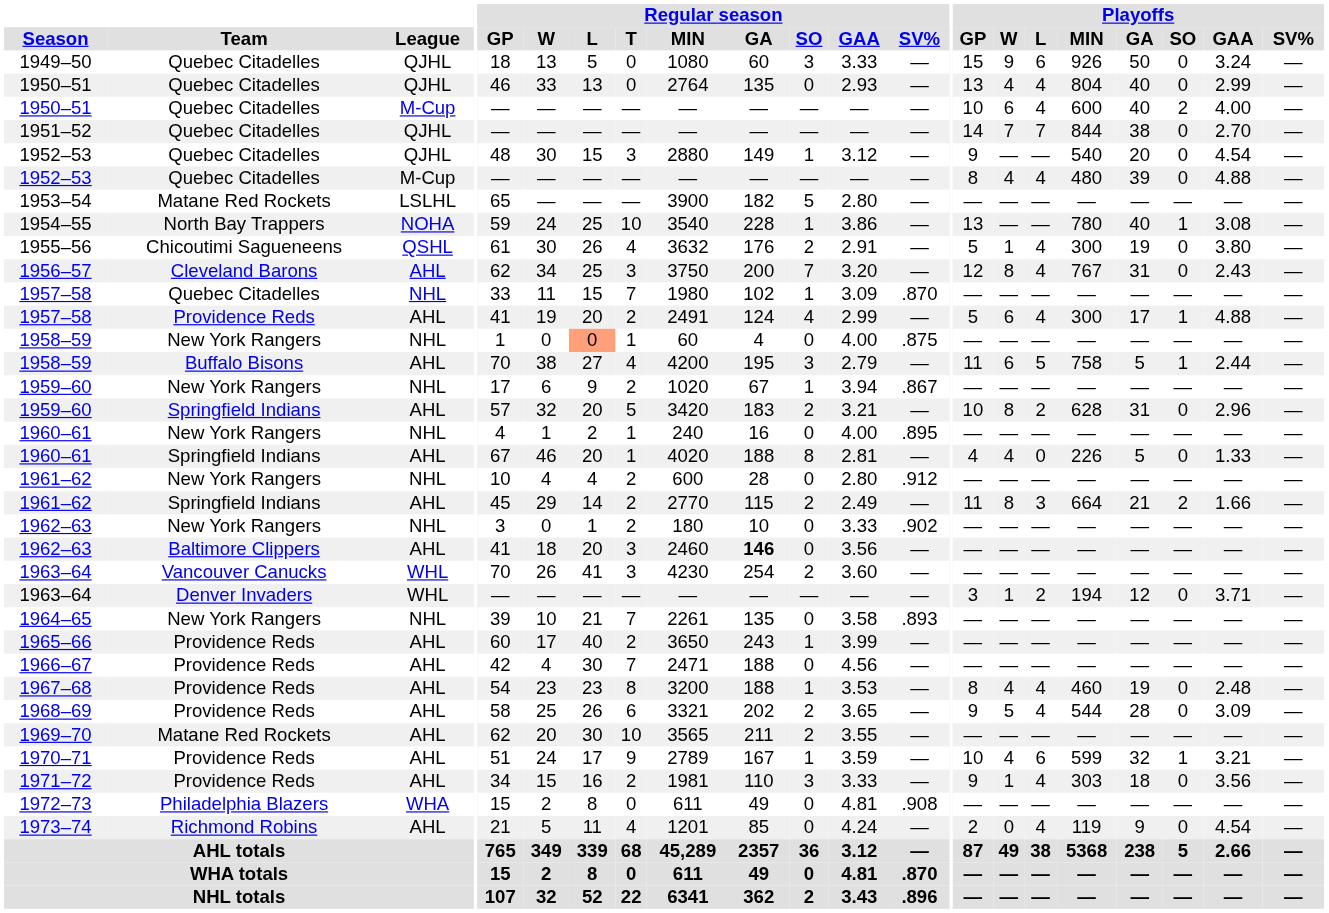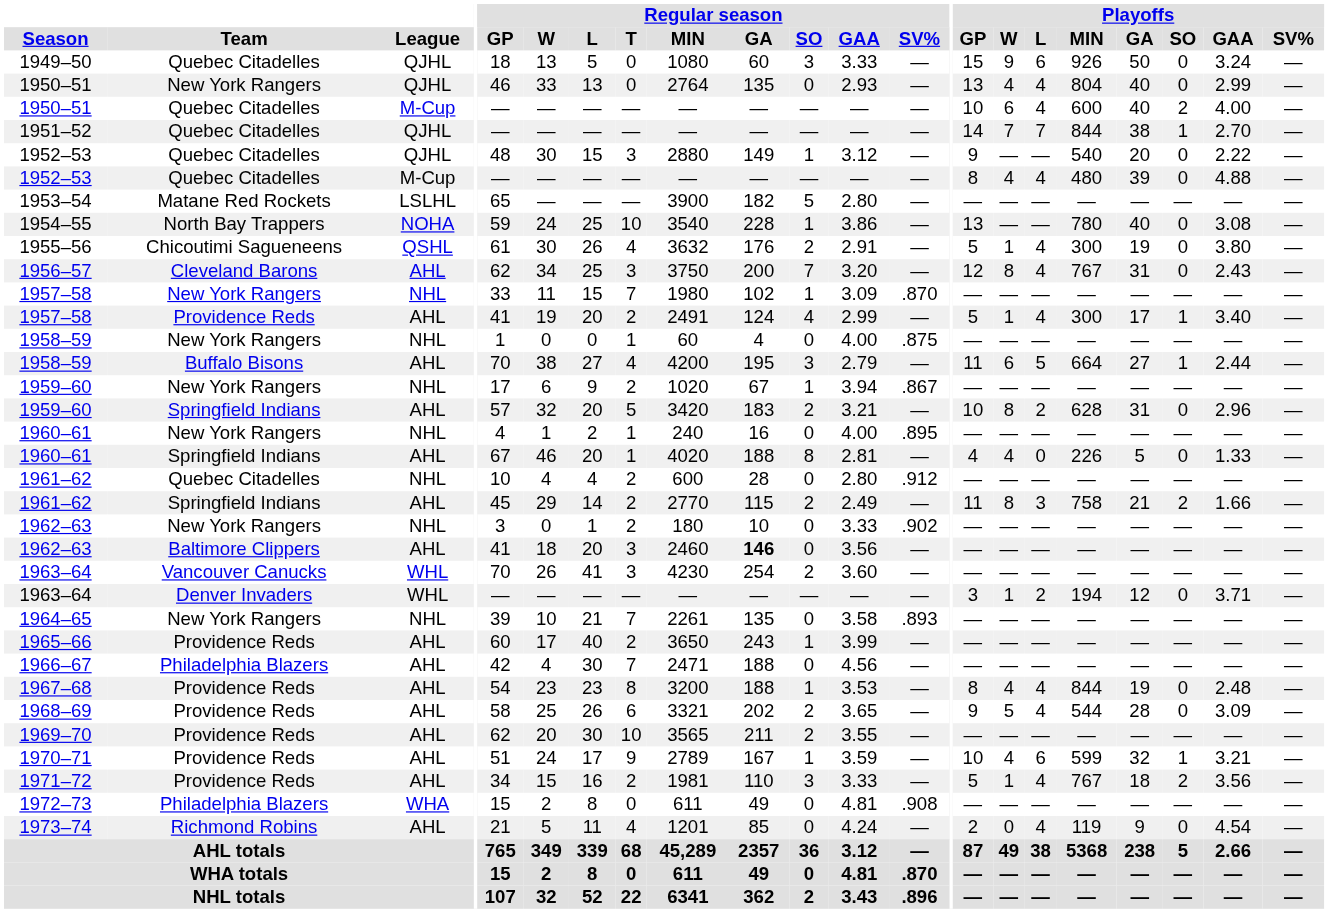(244, 85) Quebec Citadelles -> (244, 85) New York Rangers
(1183, 131) 0 -> (1183, 131) 1
(1233, 154) 4.54 -> (1233, 154) 2.22
(1183, 224) 1 -> (1183, 224) 0
(244, 293) Quebec Citadelles -> (244, 293) New York Rangers
(1009, 317) 6 -> (1009, 317) 1
(1233, 317) 4.88 -> (1233, 317) 3.40
(592, 340) lightsalmon background -> (592, 340) no background
(1087, 363) 758 -> (1087, 363) 664
(1140, 363) 5 -> (1140, 363) 27
(244, 479) New York Rangers -> (244, 479) Quebec Citadelles
(1087, 502) 664 -> (1087, 502) 758
(244, 665) Providence Reds -> (244, 665) Philadelphia Blazers
(1087, 688) 460 -> (1087, 688) 844
(244, 734) Matane Red Rockets -> (244, 734) Providence Reds
(973, 781) 9 -> (973, 781) 5
(1087, 781) 303 -> (1087, 781) 767
(1183, 781) 0 -> (1183, 781) 2
